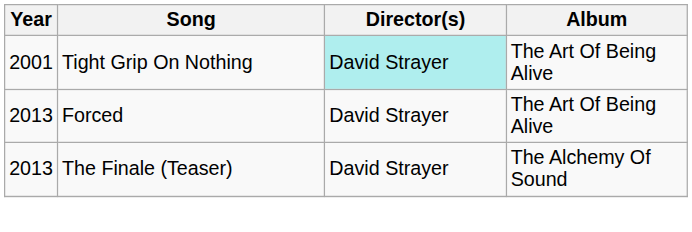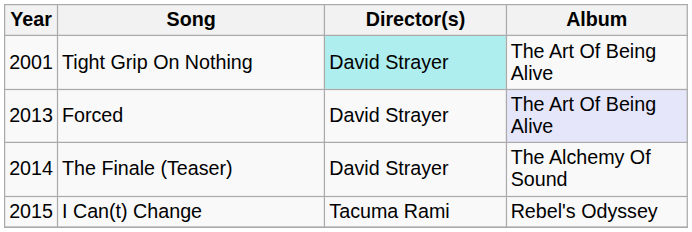(583, 115) no background -> (583, 115) lavender background
(31, 169) 2013 -> (31, 169) 2014
+ row: (132, 211)
